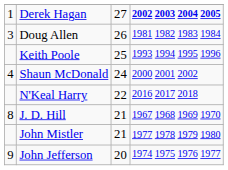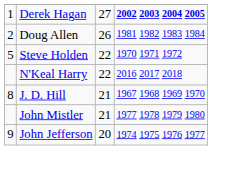(10, 34) 3 -> (10, 34) 2
- row: (49, 54)
- row: (64, 74)
+ row: (54, 54)
